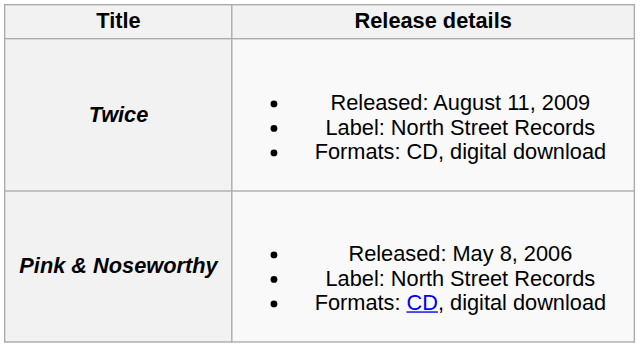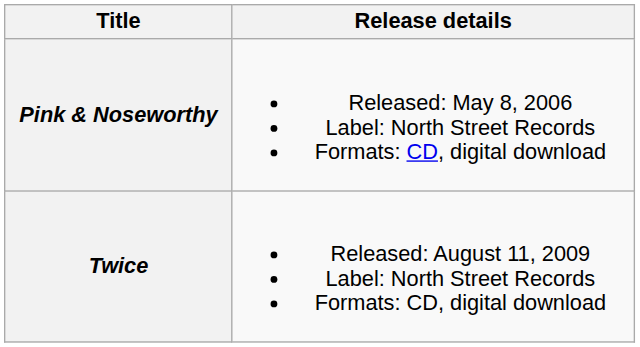rows swapped: (118, 266) <-> (118, 114)
